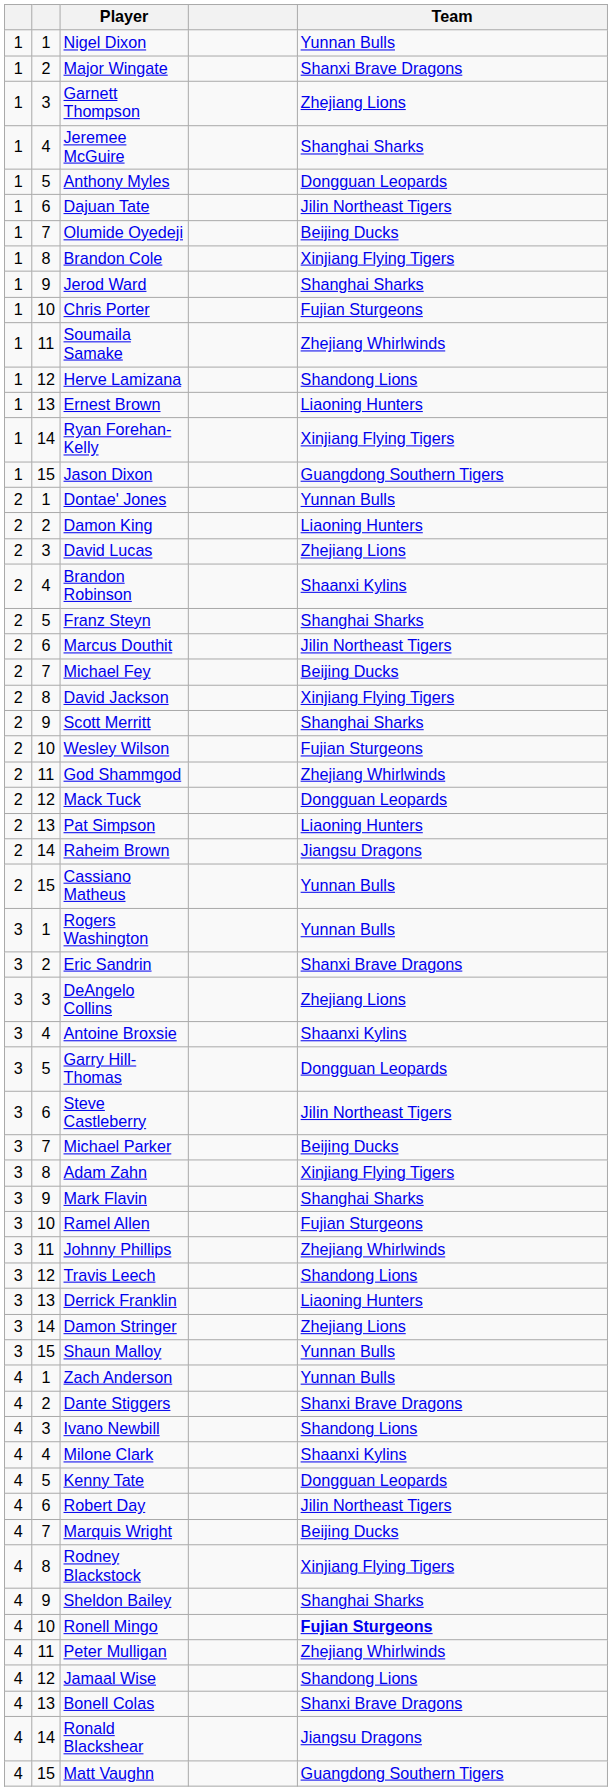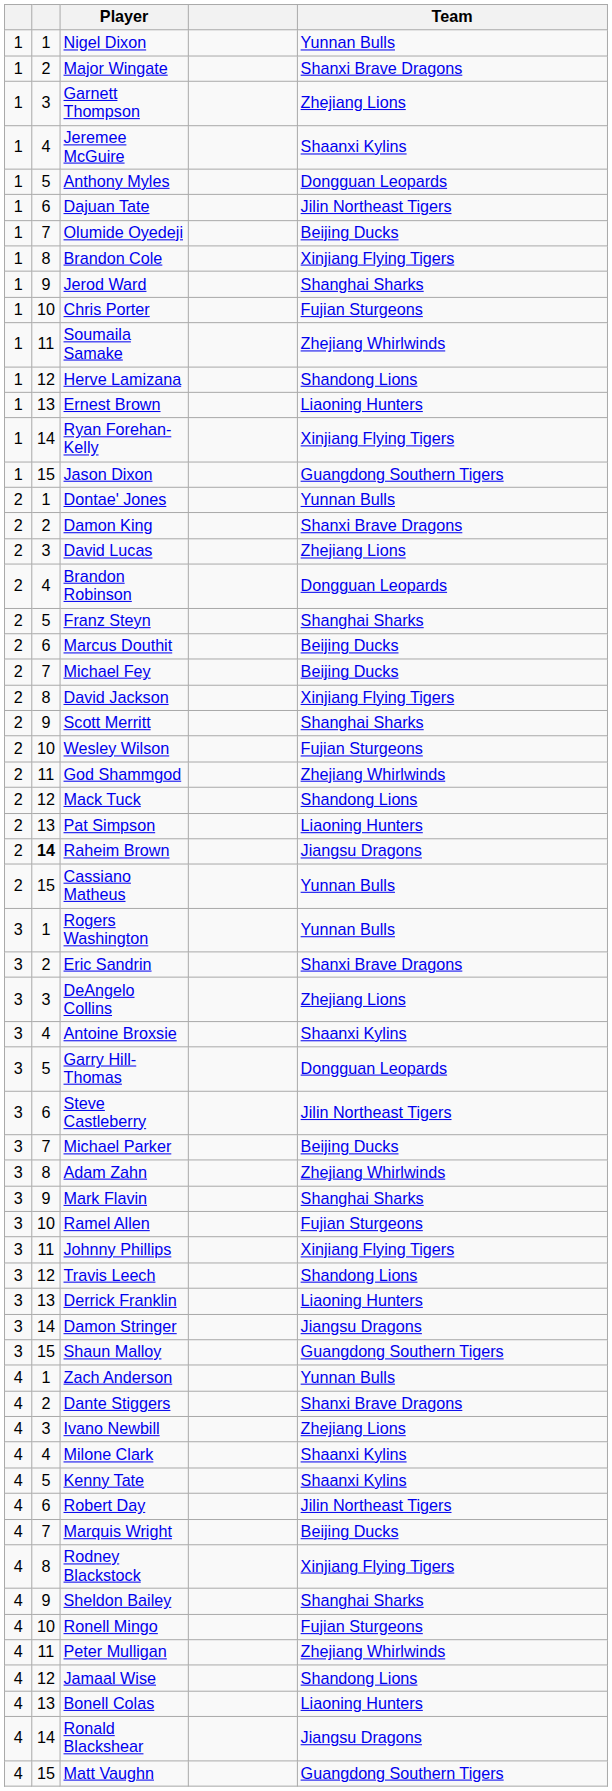(362, 147) Shanghai Sharks -> (354, 147) Shaanxi Kylins
(362, 525) Liaoning Hunters -> (381, 525) Shanxi Brave Dragons
(354, 586) Shaanxi Kylins -> (374, 586) Dongguan Leopards
(376, 646) Jilin Northeast Tigers -> (350, 646) Beijing Ducks
(374, 800) Dongguan Leopards -> (359, 800) Shandong Lions
(46, 851) normal -> (46, 851) bold
(377, 1173) Xinjiang Flying Tigers -> (373, 1173) Zhejiang Whirlwinds
(373, 1249) Zhejiang Whirlwinds -> (377, 1249) Xinjiang Flying Tigers
(353, 1326) Zhejiang Lions -> (361, 1326) Jiangsu Dragons
(348, 1352) Yunnan Bulls -> (402, 1352) Guangdong Southern Tigers
(359, 1429) Shandong Lions -> (353, 1429) Zhejiang Lions
(374, 1480) Dongguan Leopards -> (354, 1480) Shaanxi Kylins
(367, 1626) bold -> (362, 1626) normal
(381, 1703) Shanxi Brave Dragons -> (362, 1703) Liaoning Hunters
